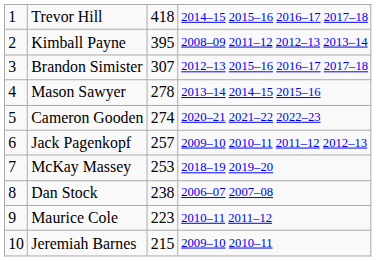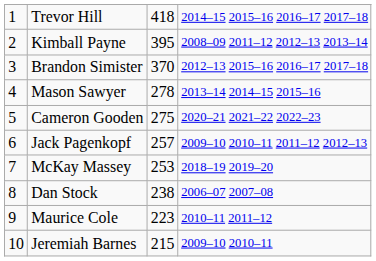(163, 67) 307 -> (163, 67) 370
(163, 117) 274 -> (163, 117) 275
